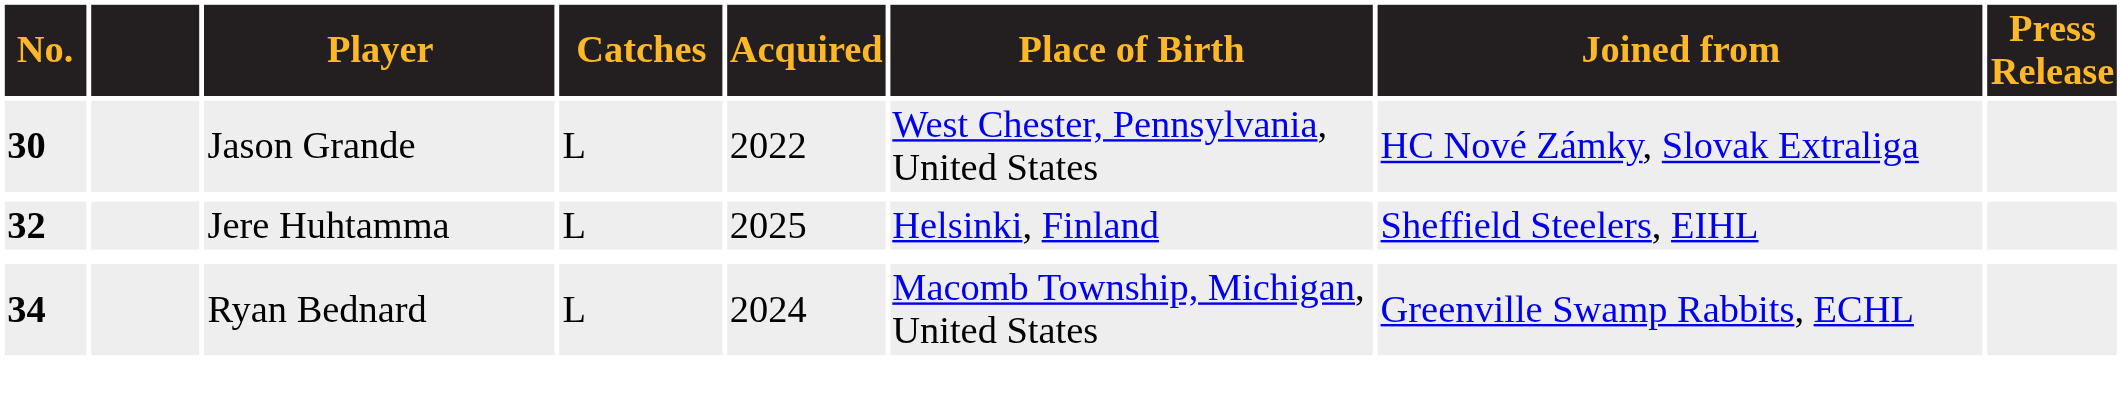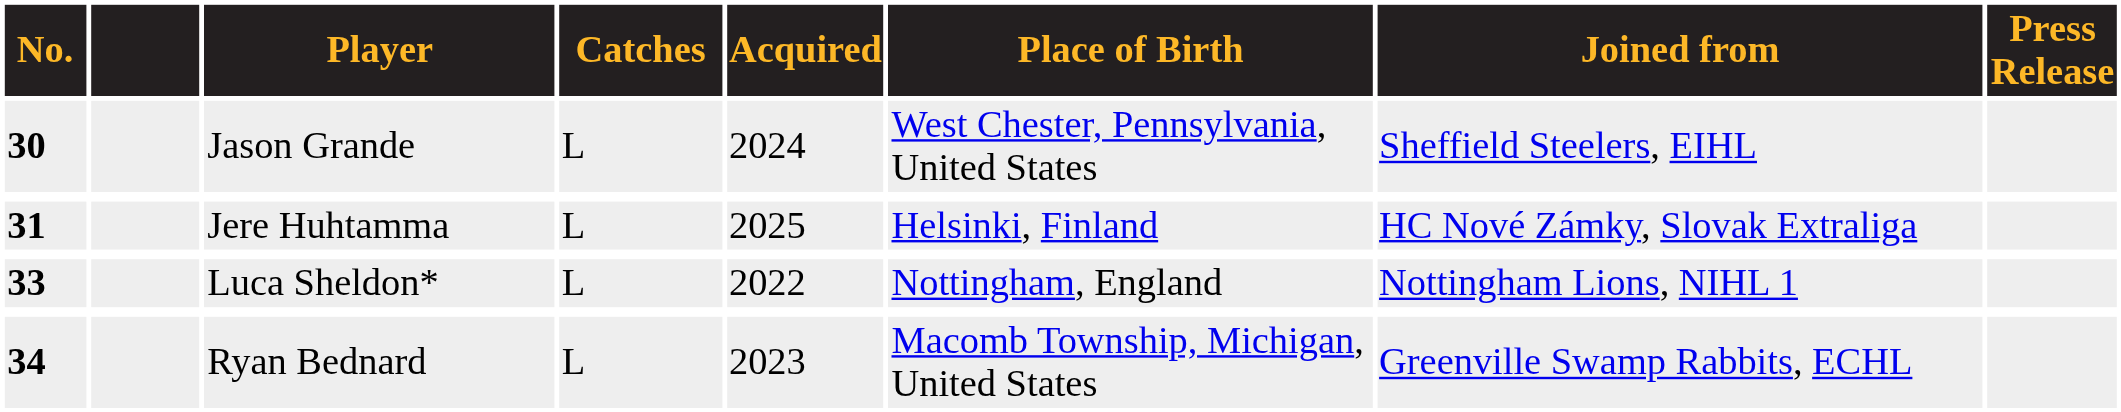(768, 145) 2022 -> (767, 145) 2024
(1650, 145) HC Nové Zámky, Slovak Extraliga -> (1568, 145) Sheffield Steelers, EIHL
(26, 224) 32 -> (26, 224) 31
(1570, 224) Sheffield Steelers, EIHL -> (1648, 224) HC Nové Zámky, Slovak Extraliga
+ row: (323, 282)
(768, 308) 2024 -> (767, 361) 2023
